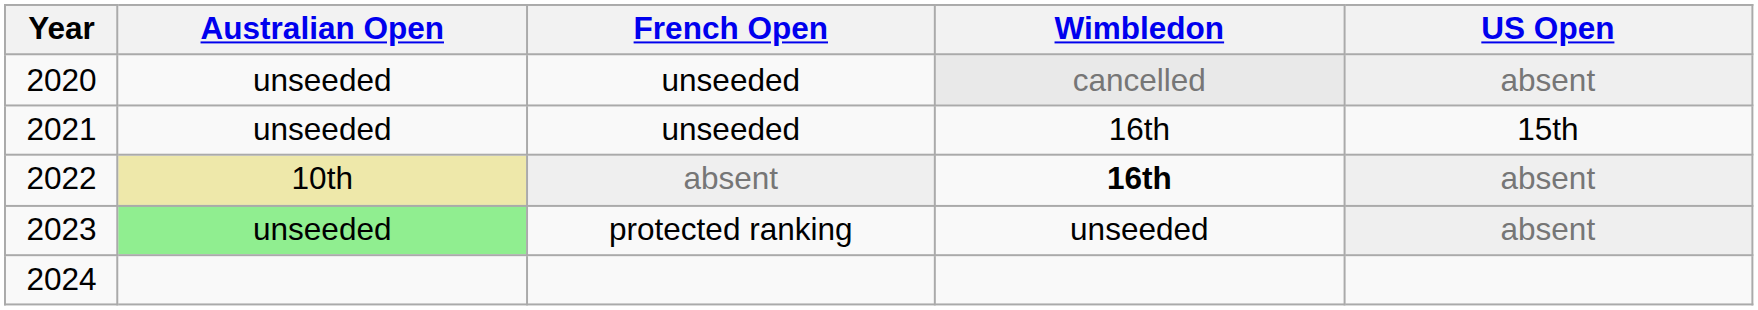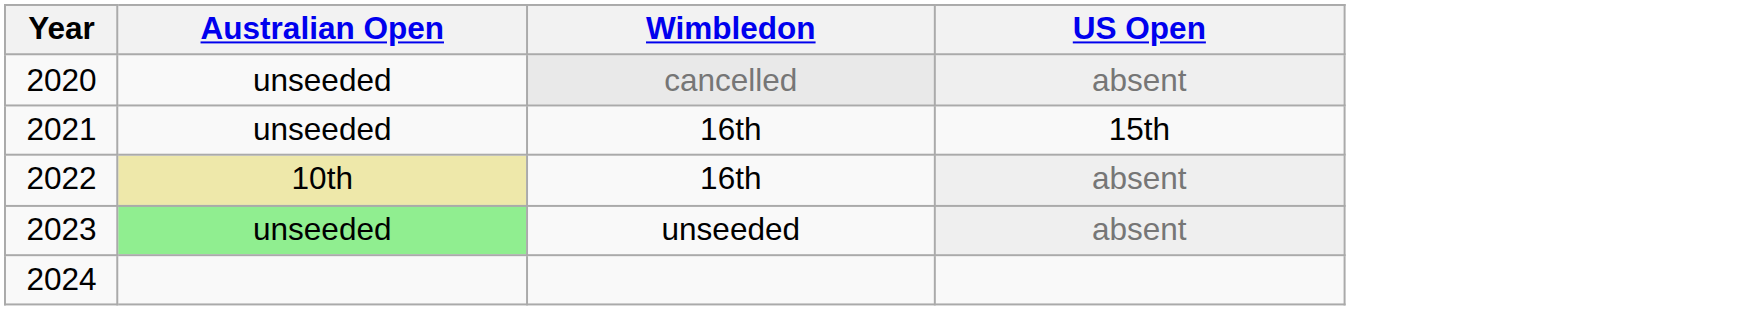- column: (731, 29)
(1139, 179) bold -> (731, 179) normal
